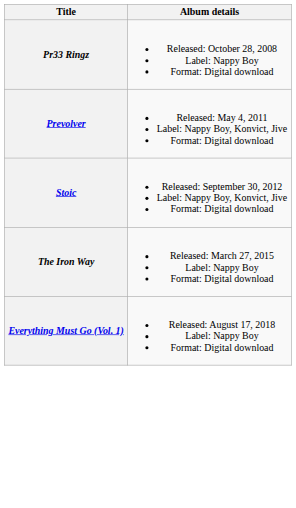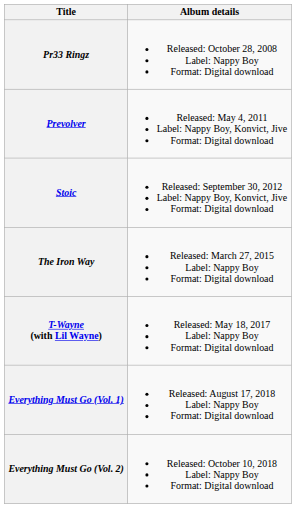+ row: (66, 330)
+ row: (66, 469)
